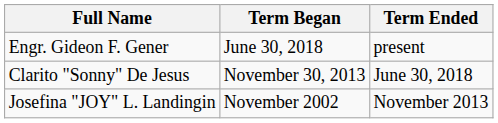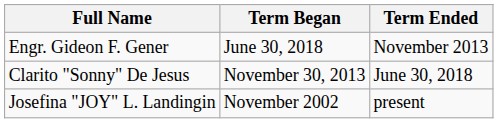(399, 46) present -> (431, 46) November 2013
(431, 103) November 2013 -> (399, 103) present
